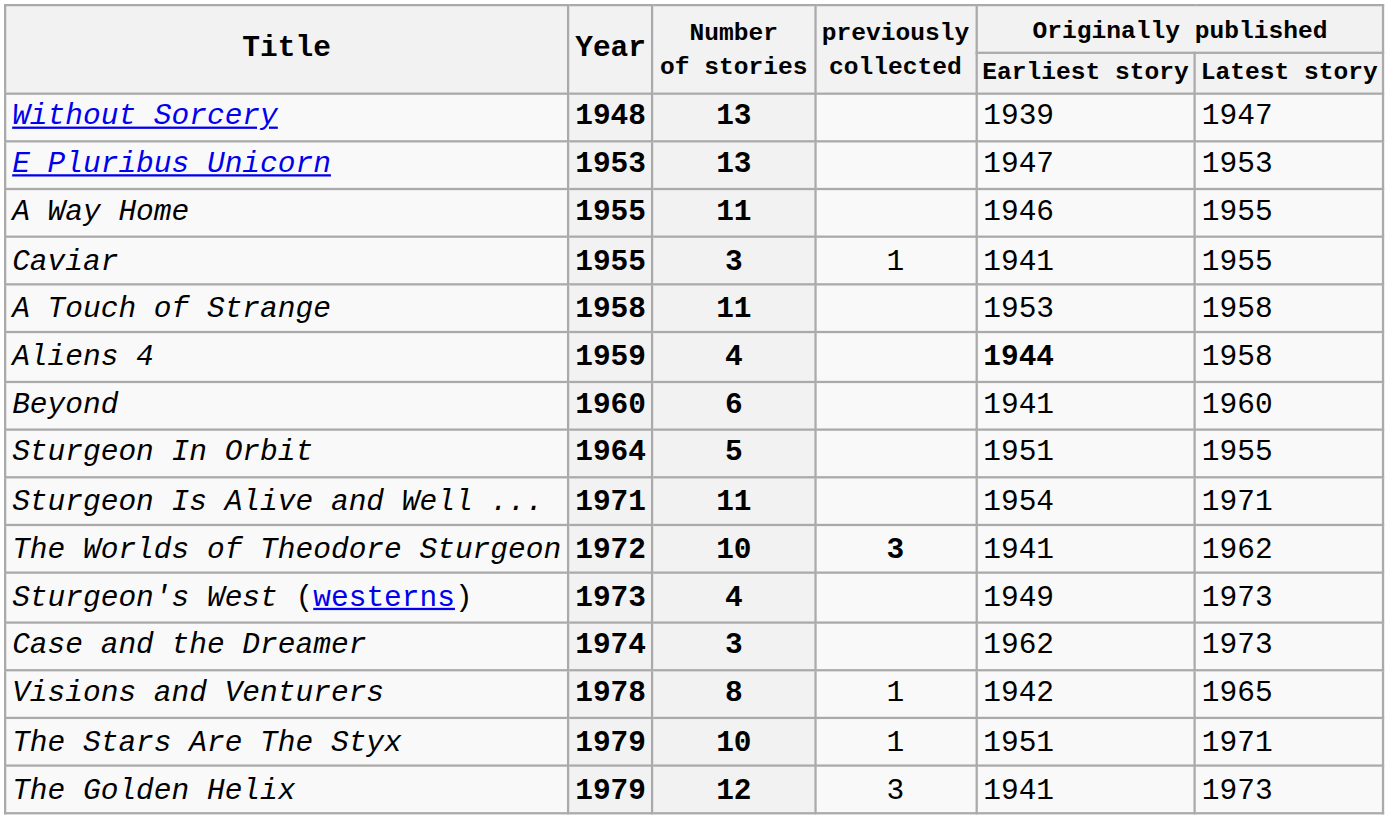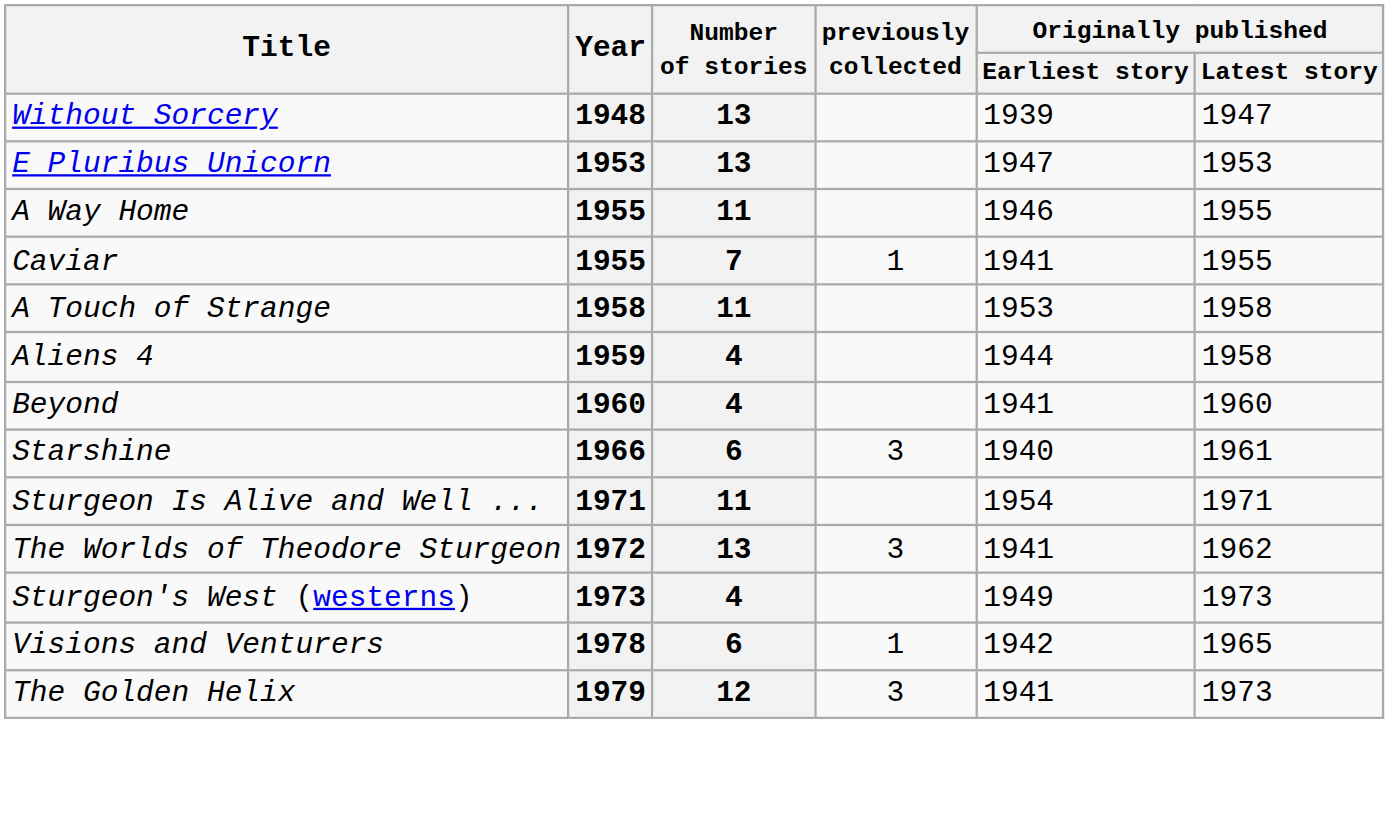(734, 261) 3 -> (734, 261) 7
(1019, 357) bold -> (1019, 357) normal
(734, 405) 6 -> (734, 405) 4
- row: (163, 453)
+ row: (92, 453)
(734, 549) 10 -> (734, 549) 13
(895, 549) bold -> (895, 549) normal
- row: (189, 646)
(734, 694) 8 -> (734, 646) 6
- row: (207, 742)
